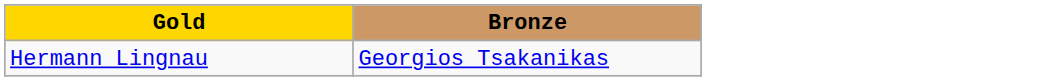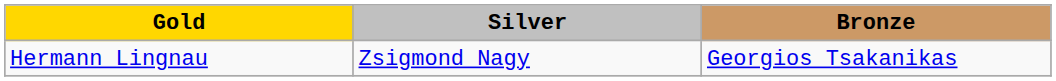+ column: (528, 23)
